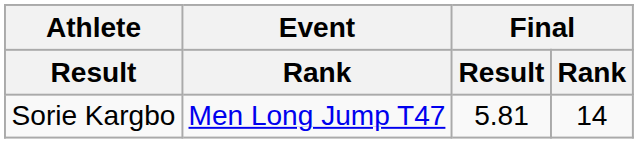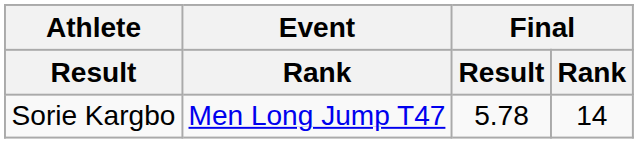(501, 116) 5.81 -> (501, 116) 5.78
